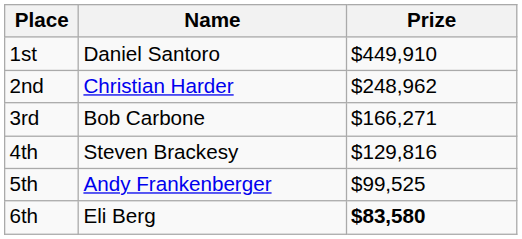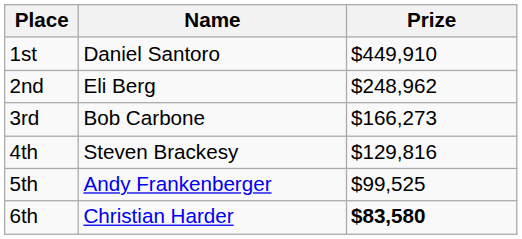(159, 86) Christian Harder -> (120, 86) Eli Berg
(394, 119) $166,271 -> (394, 119) $166,273
(120, 217) Eli Berg -> (159, 217) Christian Harder
